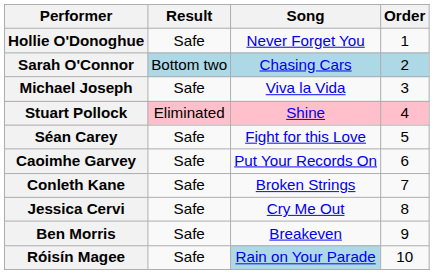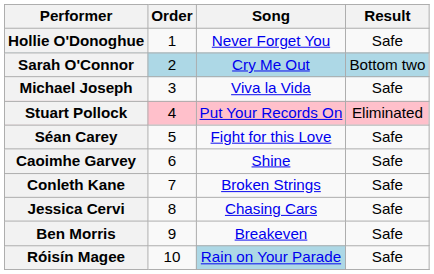columns swapped: (405, 16) <-> (189, 16)
(306, 64) Chasing Cars -> (271, 64) Cry Me Out
(306, 112) Shine -> (271, 112) Put Your Records On
(306, 161) Put Your Records On -> (271, 161) Shine
(306, 209) Cry Me Out -> (271, 209) Chasing Cars
